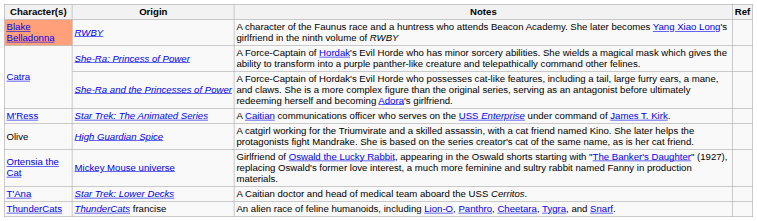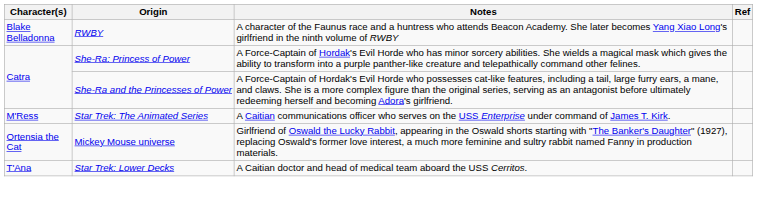(31, 32) lightsalmon background -> (31, 32) no background
- row: (119, 136)
- row: (120, 209)
